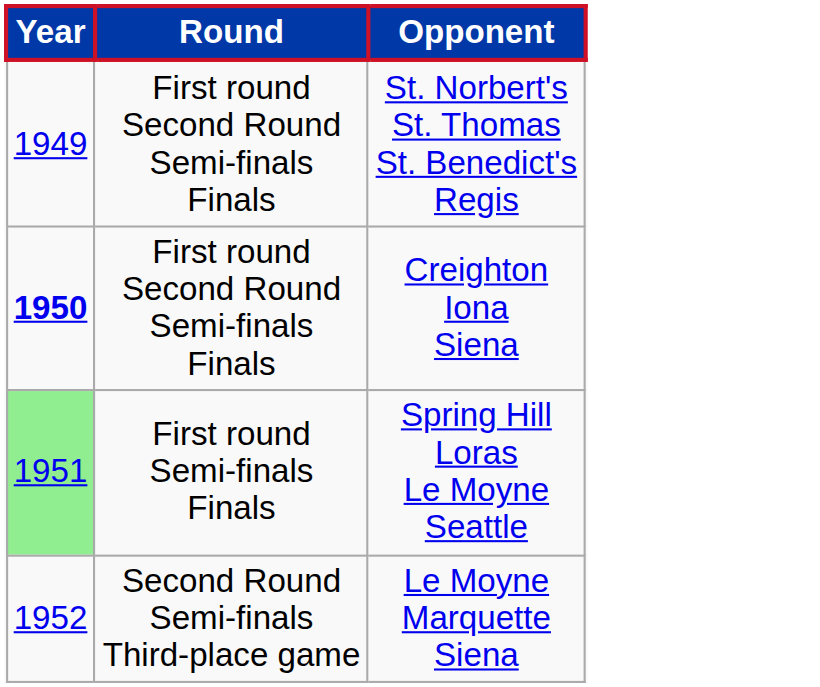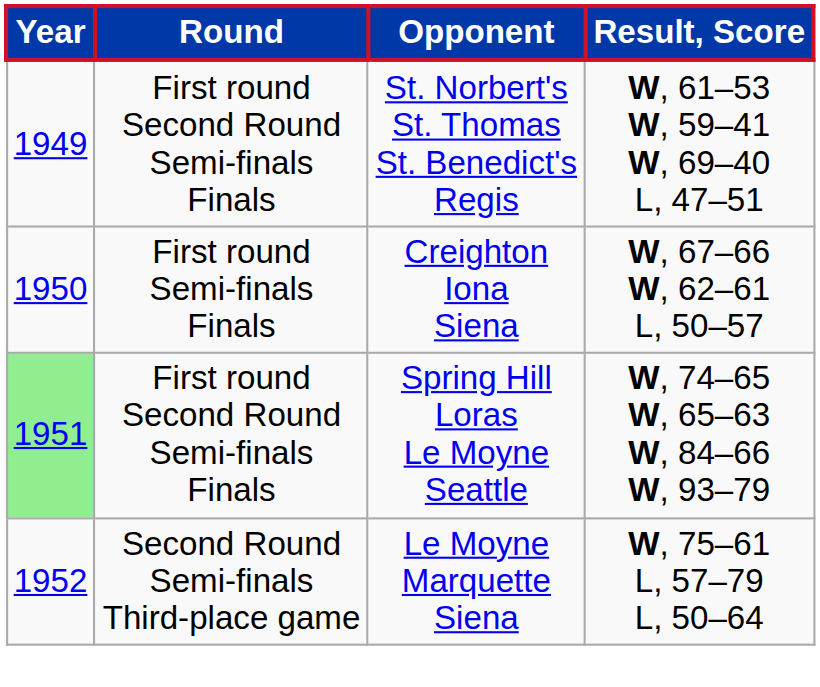+ column: (699, 32)
(51, 307) bold -> (51, 288) normal
(231, 307) First round Second Round Semi-finals Finals -> (231, 288) First round Semi-finals Finals
(231, 471) First round Semi-finals Finals -> (231, 434) First round Second Round Semi-finals Finals
